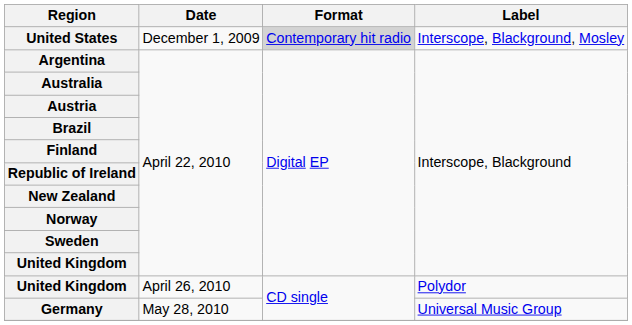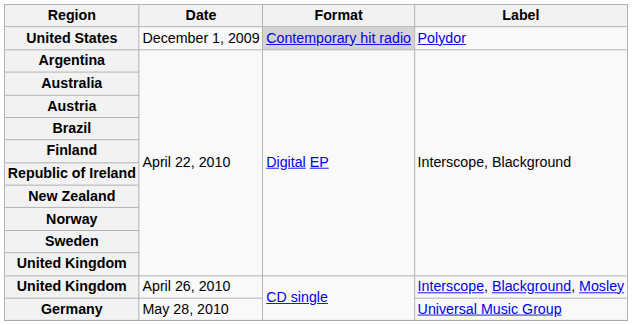(521, 38) Interscope, Blackground, Mosley -> (442, 38) Polydor
(442, 286) Polydor -> (521, 286) Interscope, Blackground, Mosley
